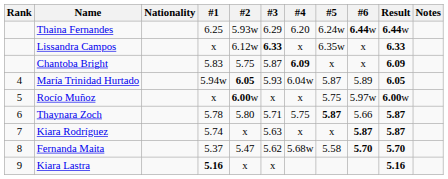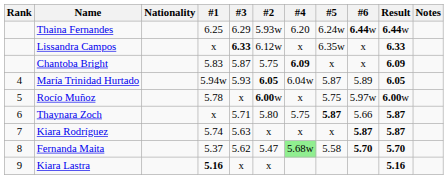columns swapped: (245, 13) <-> (273, 13)
(214, 98) x -> (214, 98) 5.78
(214, 115) 5.78 -> (214, 115) x
(300, 149) no background -> (300, 149) lightgreen background
